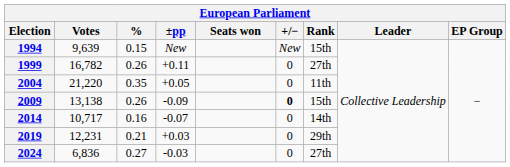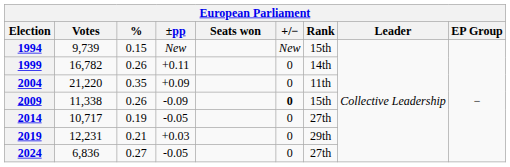(86, 48) 9,639 -> (86, 48) 9,739
(321, 65) 27th -> (321, 65) 14th
(176, 83) +0.05 -> (176, 83) +0.09
(86, 100) 13,138 -> (86, 100) 11,338
(136, 118) 0.16 -> (136, 118) 0.19
(176, 118) -0.07 -> (176, 118) -0.05
(321, 118) 14th -> (321, 118) 27th
(176, 153) -0.03 -> (176, 153) -0.05
